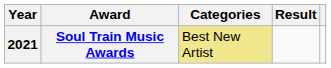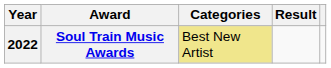(23, 44) 2021 -> (23, 44) 2022
